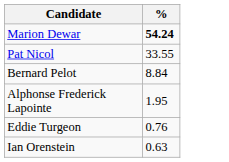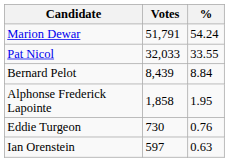+ column: (165, 14)
(160, 34) bold -> (204, 34) normal
